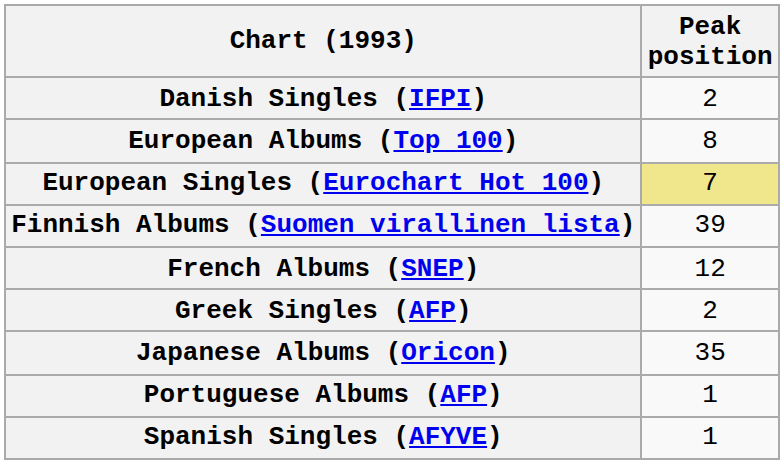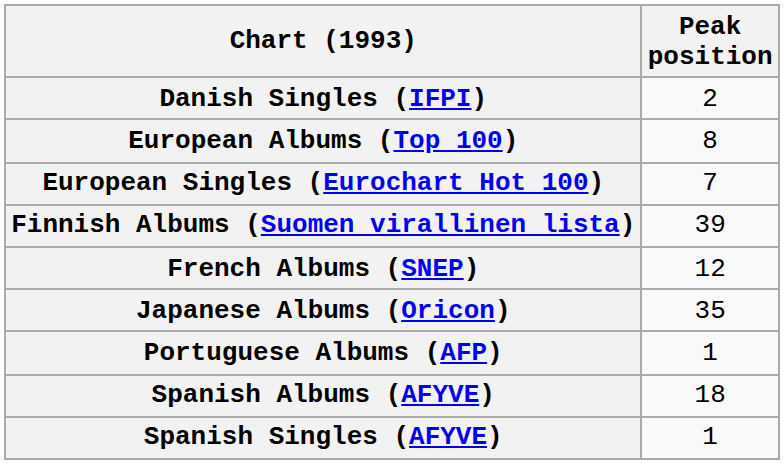(710, 183) khaki background -> (710, 183) no background
- row: (323, 310)
+ row: (323, 395)
